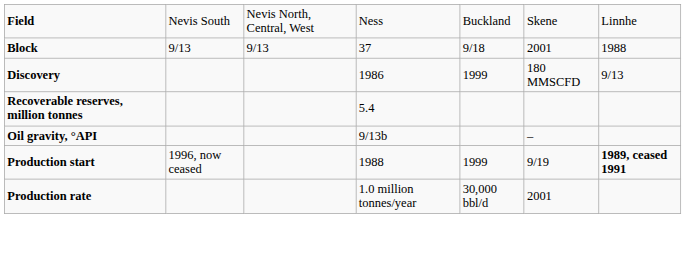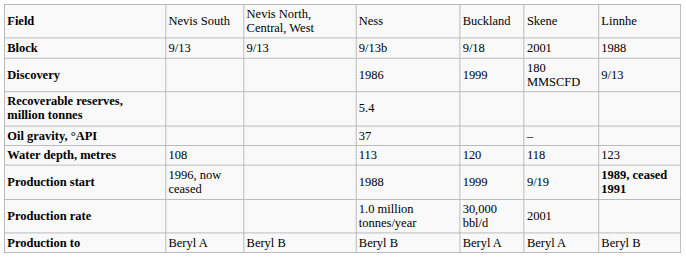(365, 48) 37 -> (373, 48) 9/13b
(373, 135) 9/13b -> (365, 135) 37
+ row: (62, 155)
+ row: (44, 242)
